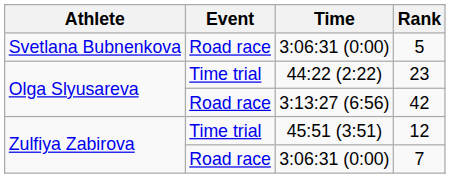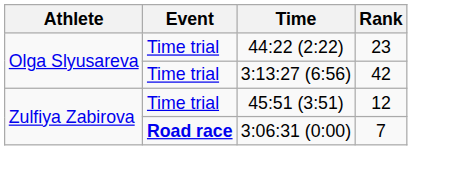- row: (419, 47)
(230, 103) Road race -> (183, 75) Time trial
(230, 159) normal -> (190, 131) bold
